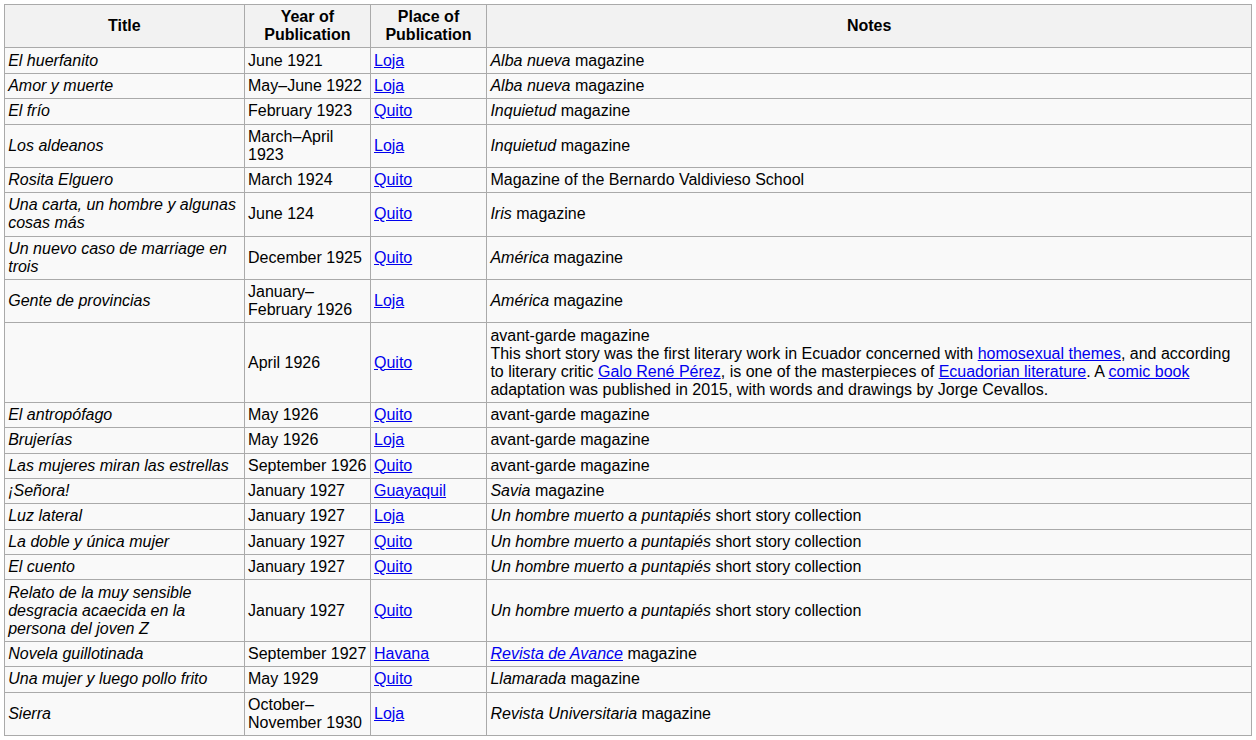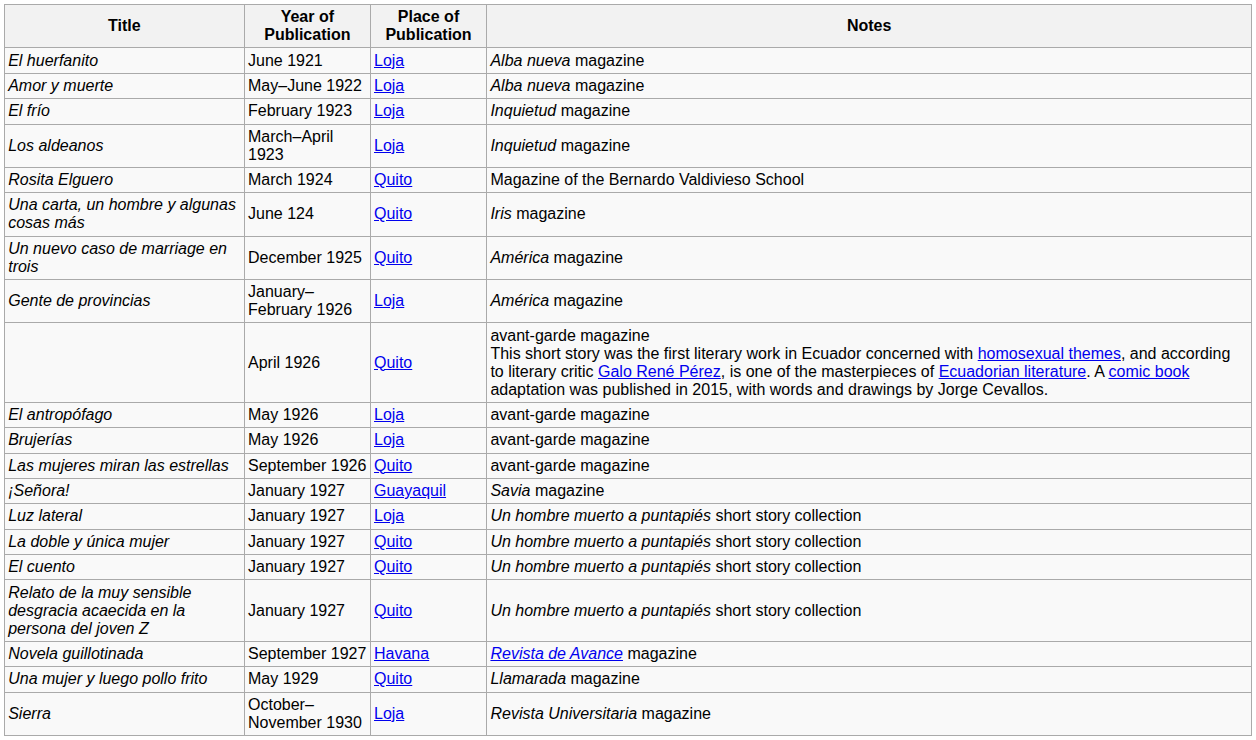(393, 111) Quito -> (389, 111) Loja
(393, 414) Quito -> (389, 414) Loja
